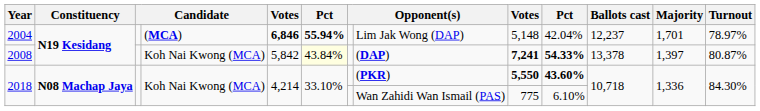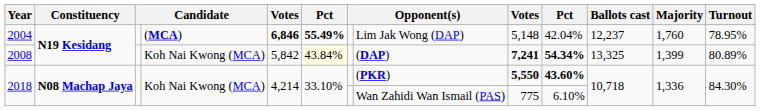(324, 34) 55.94% -> (324, 34) 55.49%
(670, 34) 1,701 -> (670, 34) 1,760
(728, 34) 78.97% -> (728, 34) 78.95%
(565, 55) 54.33% -> (565, 55) 54.34%
(607, 55) 13,378 -> (607, 55) 13,325
(670, 55) 1,397 -> (670, 55) 1,399
(728, 55) 80.87% -> (728, 55) 80.89%
